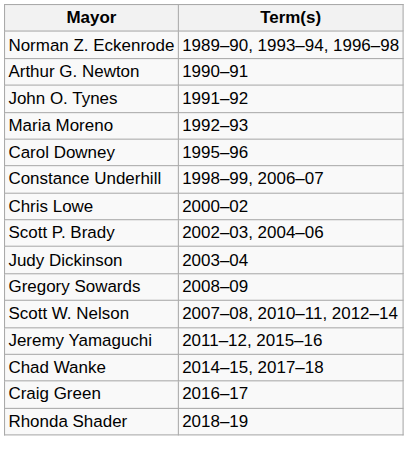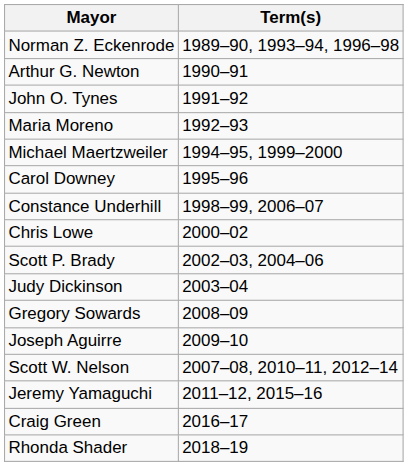+ row: (88, 152)
+ row: (65, 340)
- row: (57, 367)
